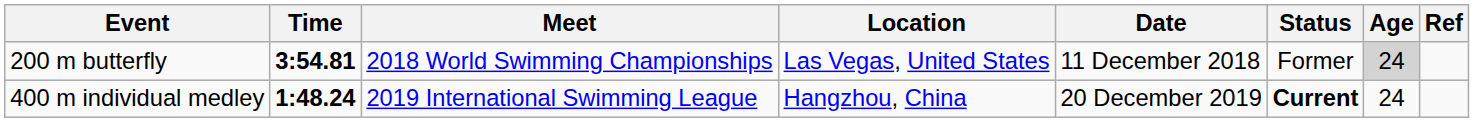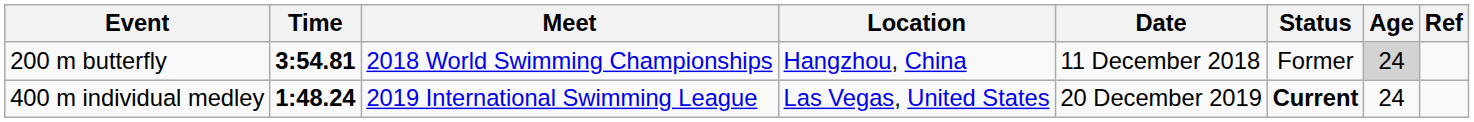(917, 60) Las Vegas, United States -> (875, 60) Hangzhou, China
(875, 98) Hangzhou, China -> (917, 98) Las Vegas, United States
